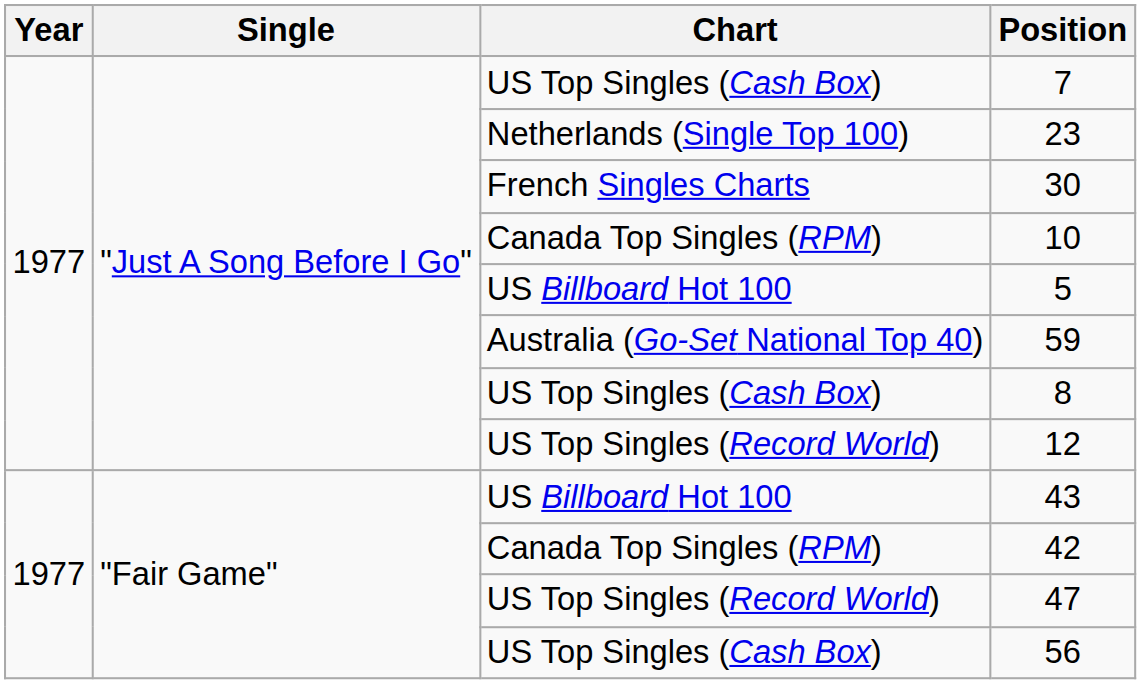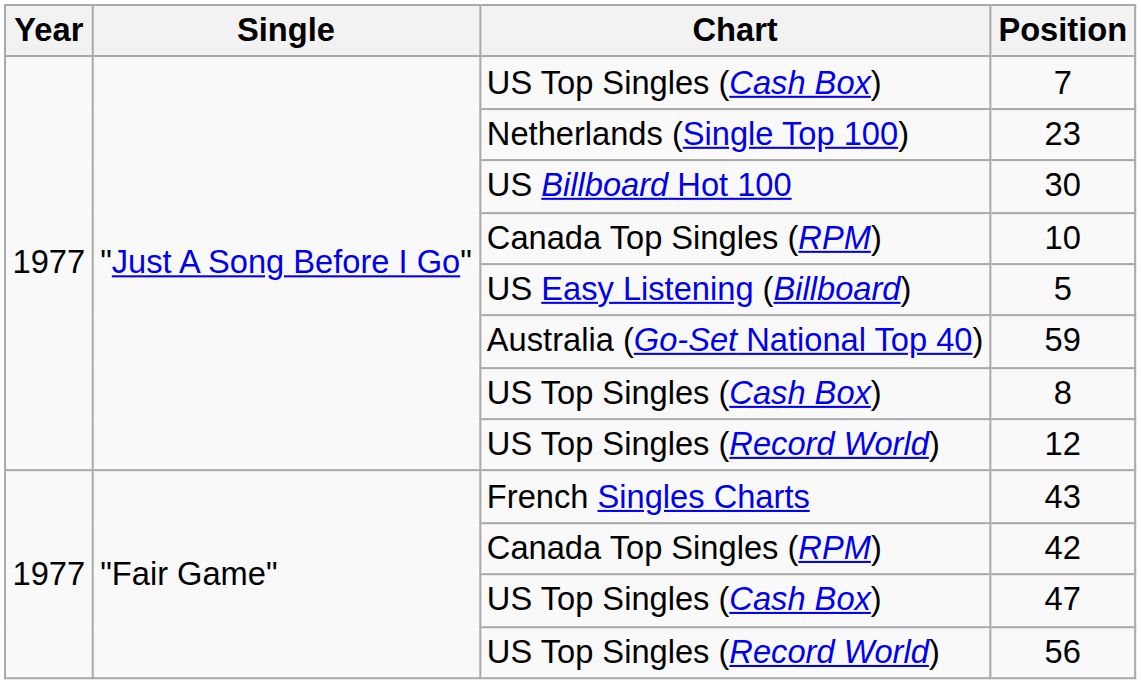(648, 185) French Singles Charts -> (639, 185) US Billboard Hot 100
(639, 289) US Billboard Hot 100 -> (699, 289) US Easy Listening (Billboard)
(639, 496) US Billboard Hot 100 -> (648, 496) French Singles Charts
(713, 599) US Top Singles (Record World) -> (684, 599) US Top Singles (Cash Box)
(684, 651) US Top Singles (Cash Box) -> (713, 651) US Top Singles (Record World)
